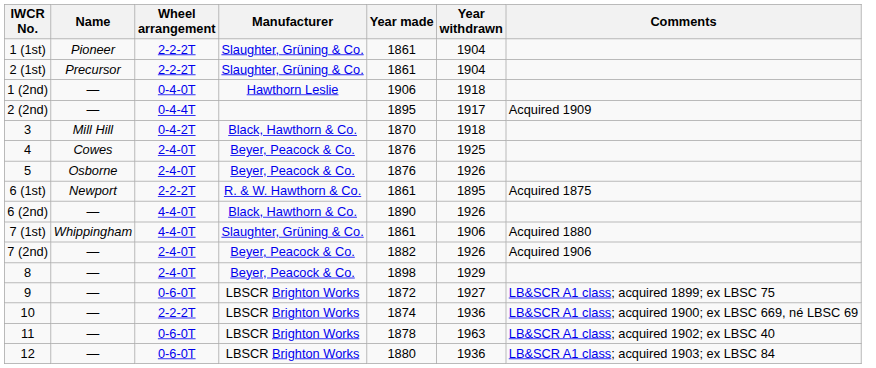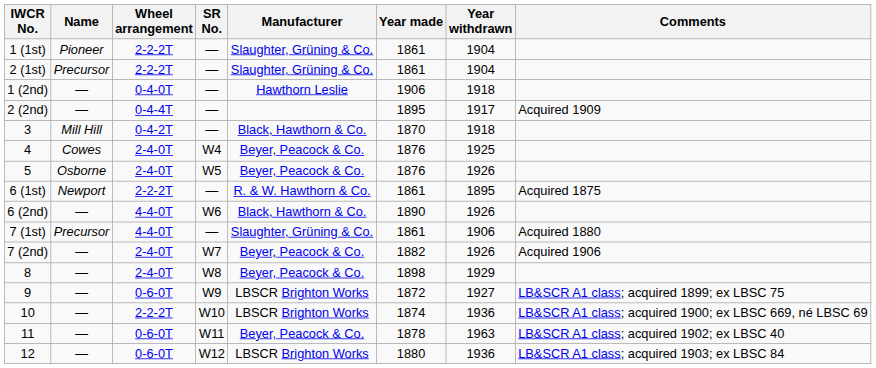+ column: (212, 21)
(93, 232) Whippingham -> (82, 232) Precursor
(293, 333) LBSCR Brighton Works -> (302, 333) Beyer, Peacock & Co.
